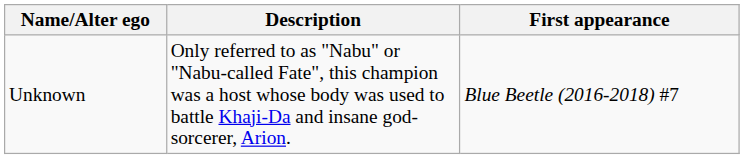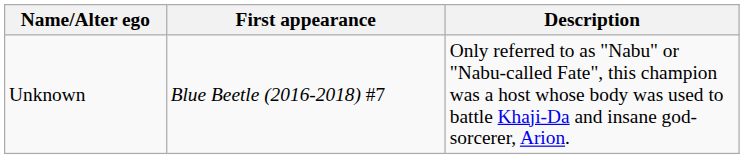columns swapped: (313, 19) <-> (600, 19)
